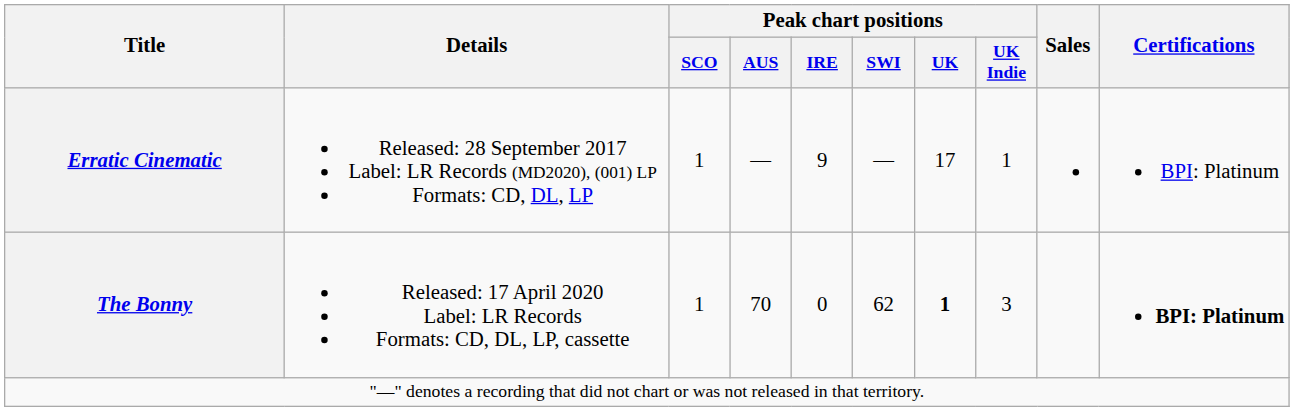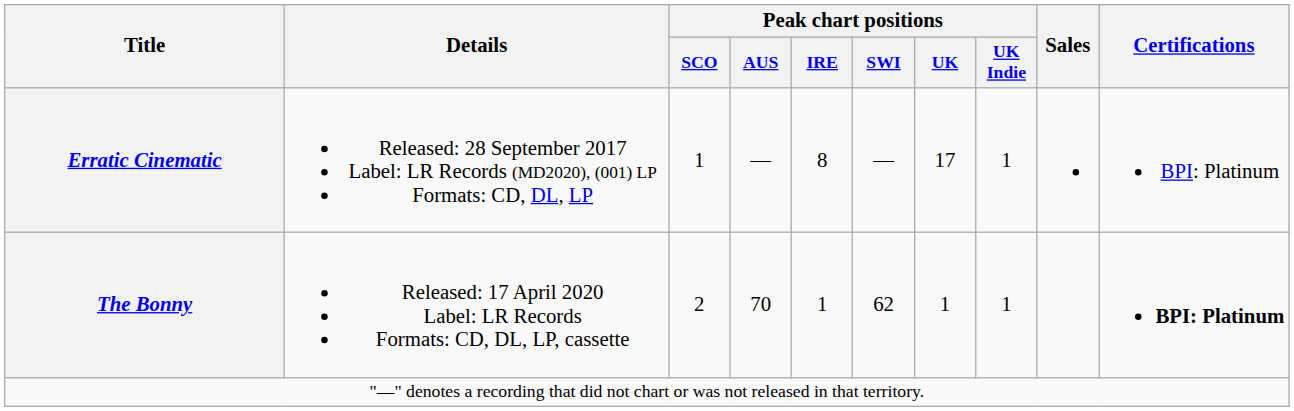(822, 159) 9 -> (822, 159) 8
(699, 304) 1 -> (699, 304) 2
(822, 304) 0 -> (822, 304) 1
(945, 304) bold -> (945, 304) normal
(1006, 304) 3 -> (1006, 304) 1
